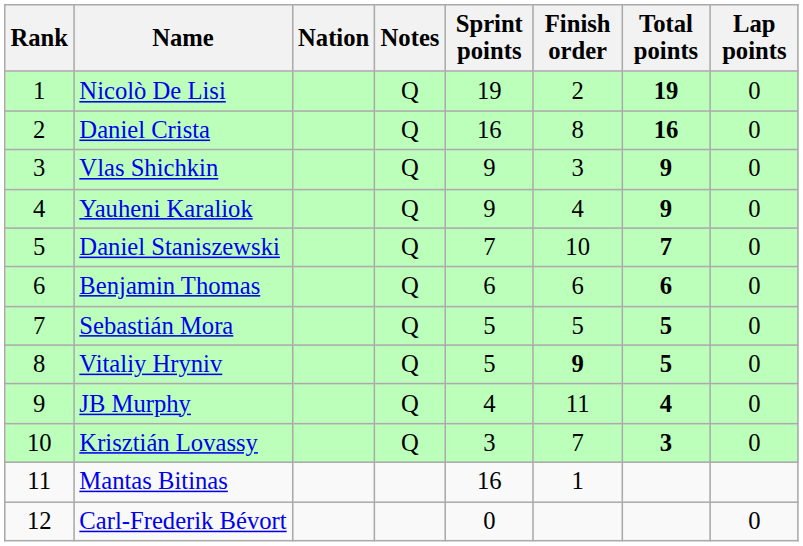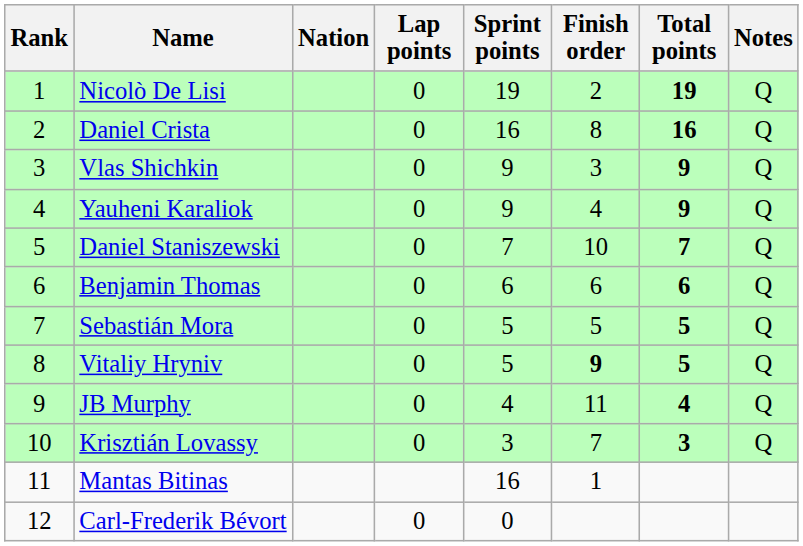columns swapped: (754, 37) <-> (410, 37)
